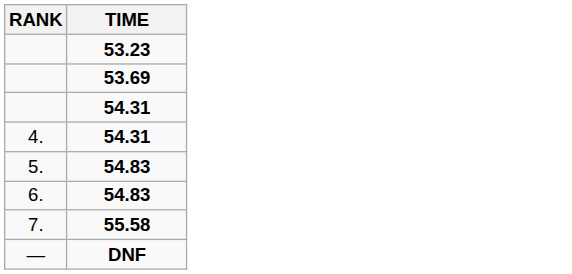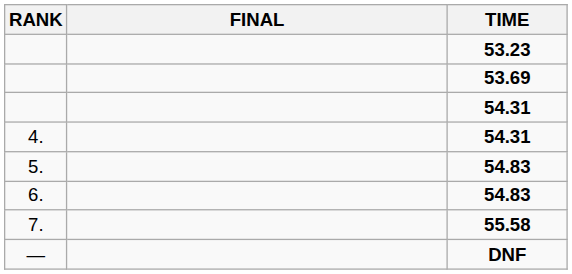+ column: (257, 20)
